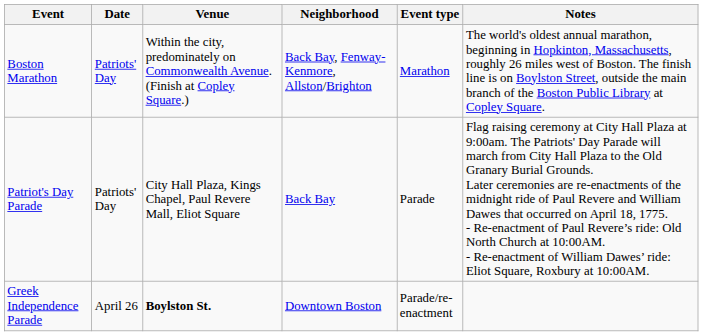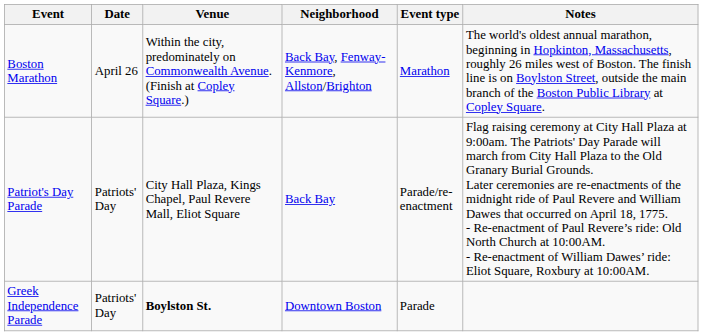(115, 70) Patriots' Day -> (116, 70) April 26
(417, 199) Parade -> (426, 199) Parade/re-enactment
(116, 305) April 26 -> (115, 305) Patriots' Day
(426, 305) Parade/re-enactment -> (417, 305) Parade
